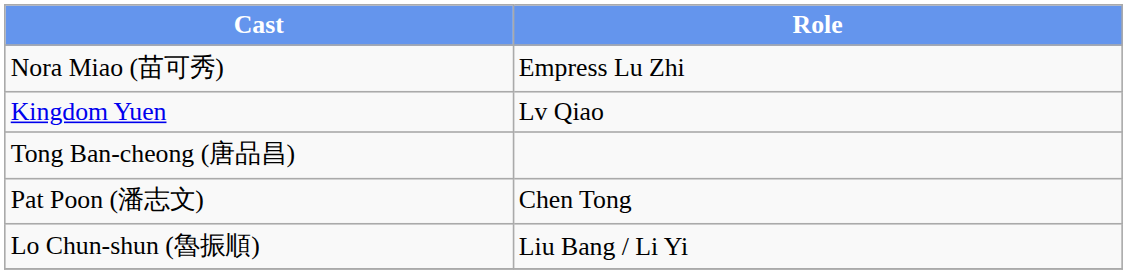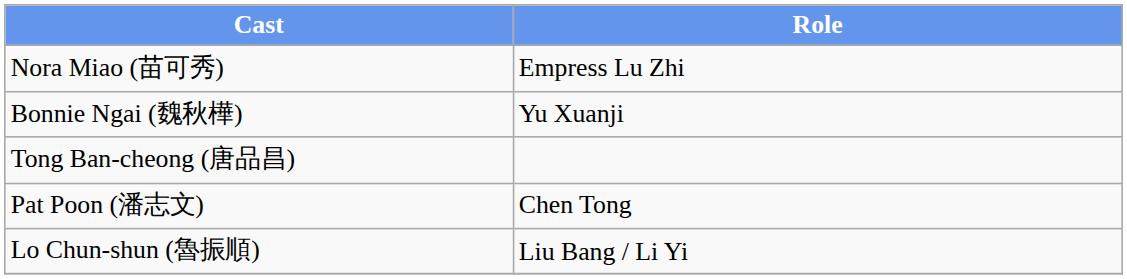+ row: (127, 113)
- row: (89, 111)
